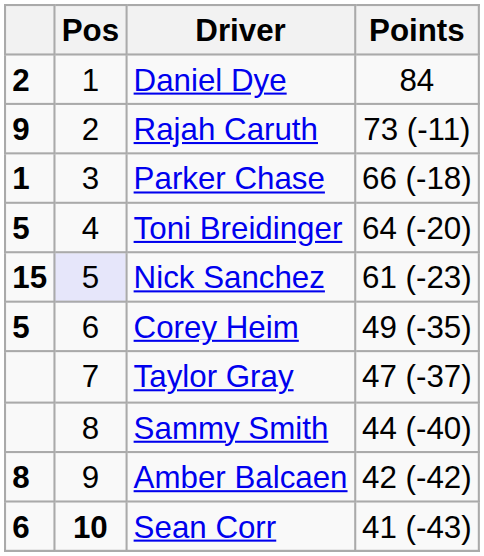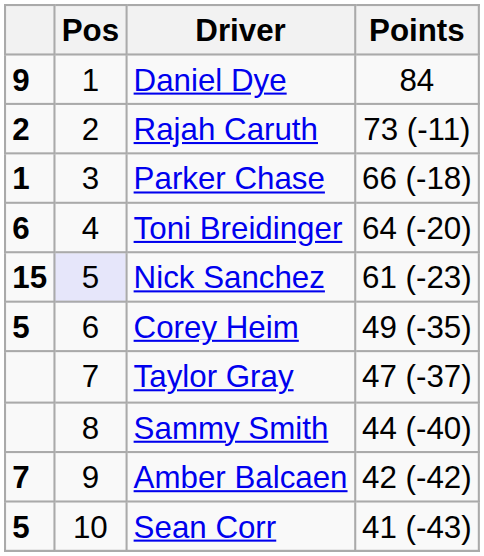(21, 80) 2 -> (21, 80) 9
(21, 129) 9 -> (21, 129) 2
(21, 228) 5 -> (21, 228) 6
(21, 476) 8 -> (21, 476) 7
(21, 526) 6 -> (21, 526) 5
(90, 526) bold -> (90, 526) normal
